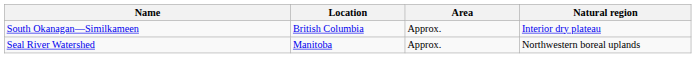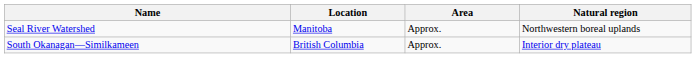rows swapped: (51, 45) <-> (73, 28)
